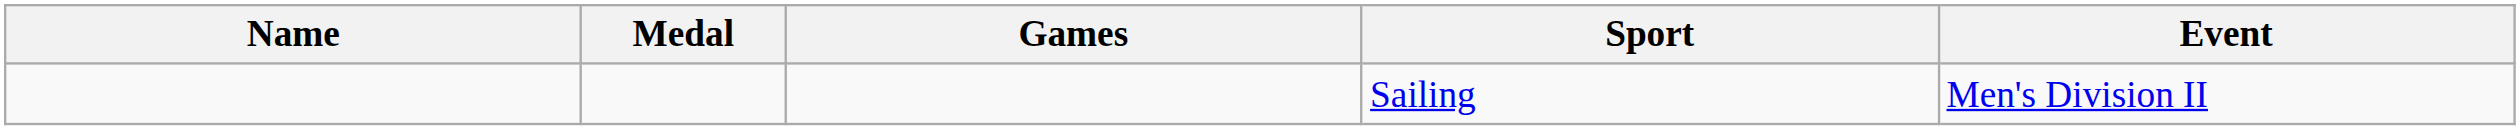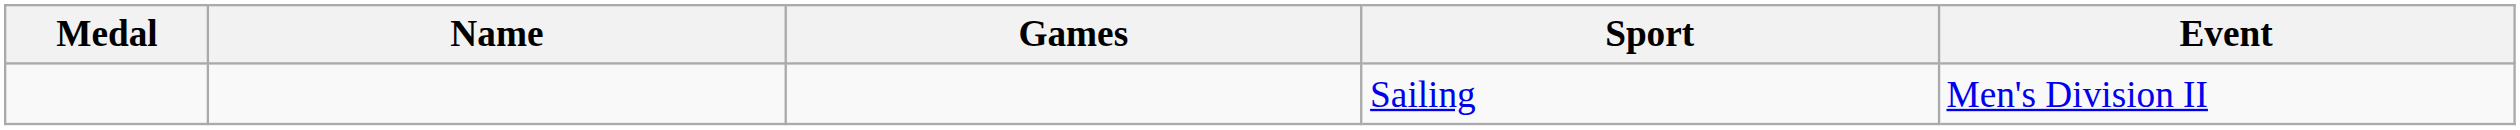columns swapped: (683, 34) <-> (293, 34)
